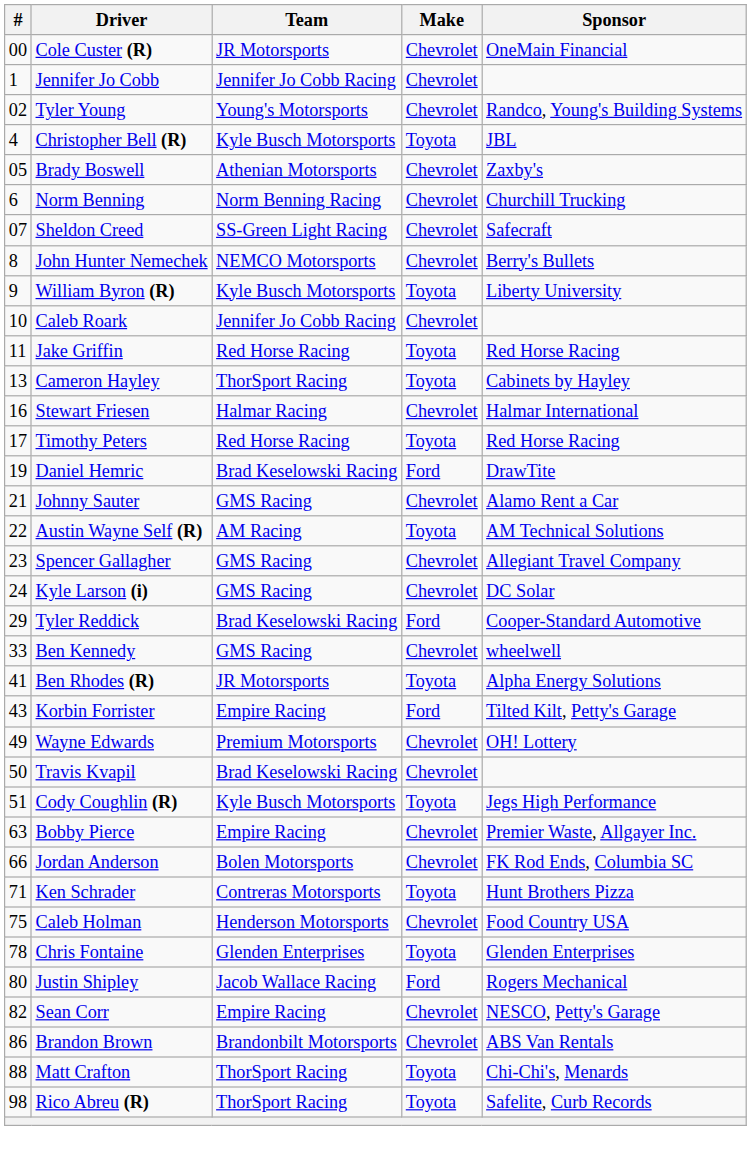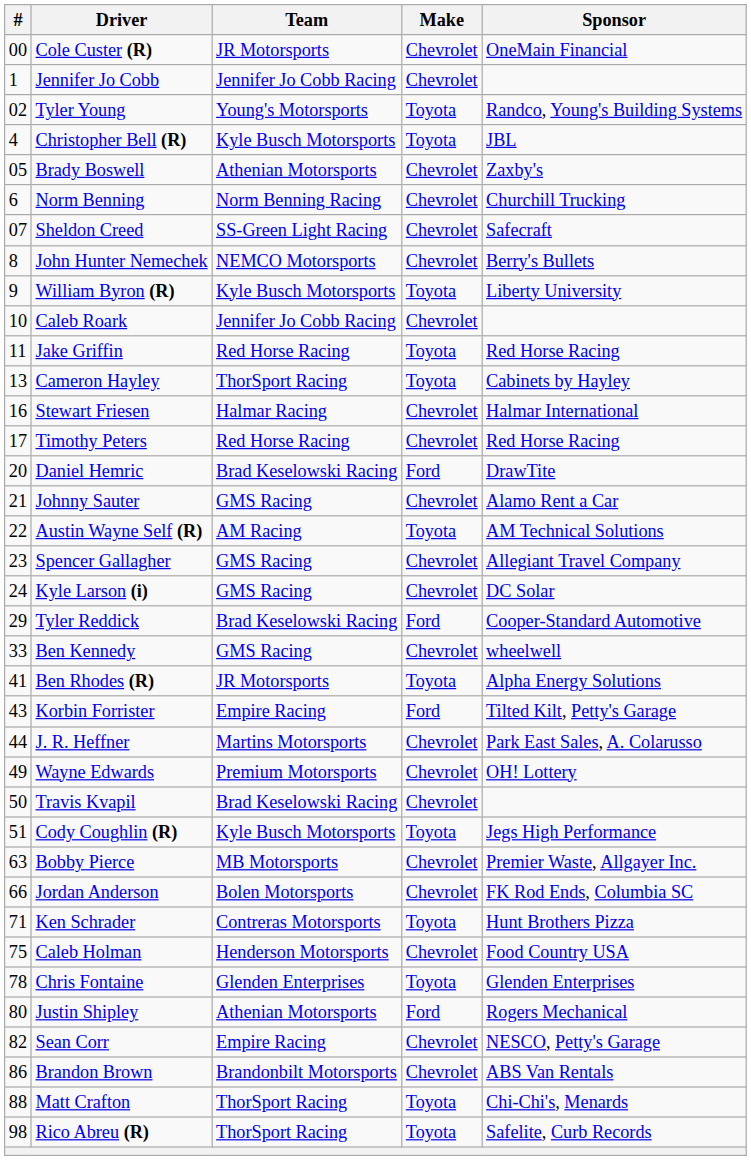(442, 109) Chevrolet -> (431, 109) Toyota
(431, 440) Toyota -> (442, 440) Chevrolet
(18, 470) 19 -> (18, 470) 20
+ row: (82, 741)
(271, 831) Empire Racing -> (277, 861) MB Motorsports
(296, 982) Jacob Wallace Racing -> (296, 1012) Athenian Motorsports
